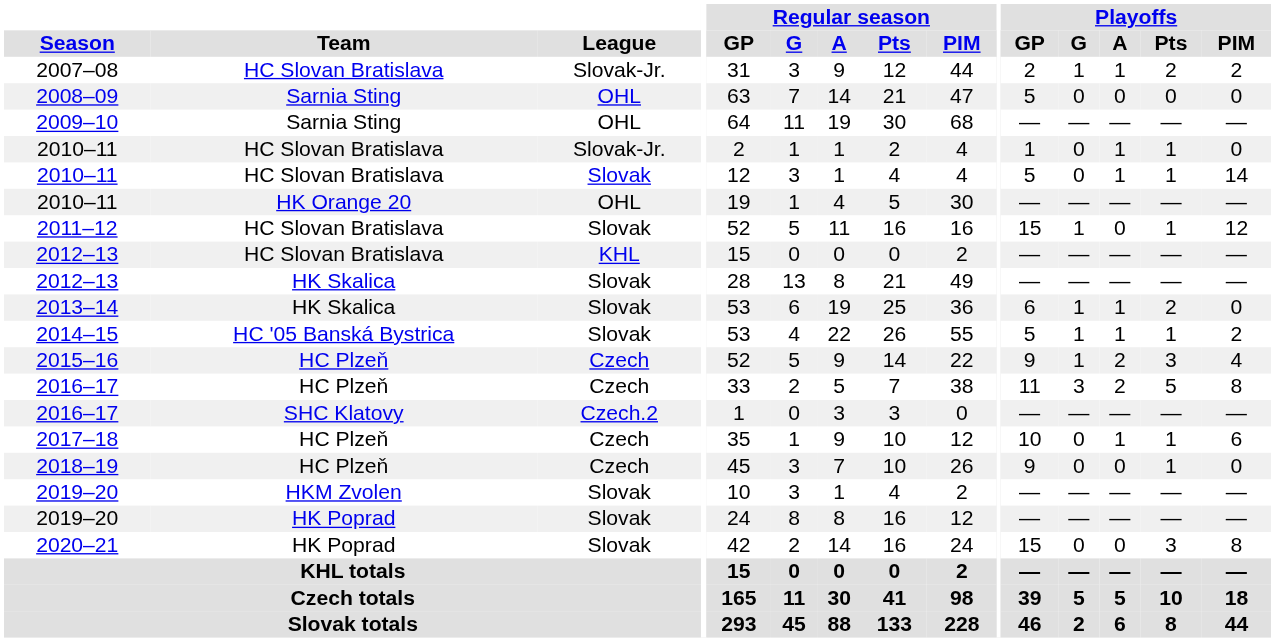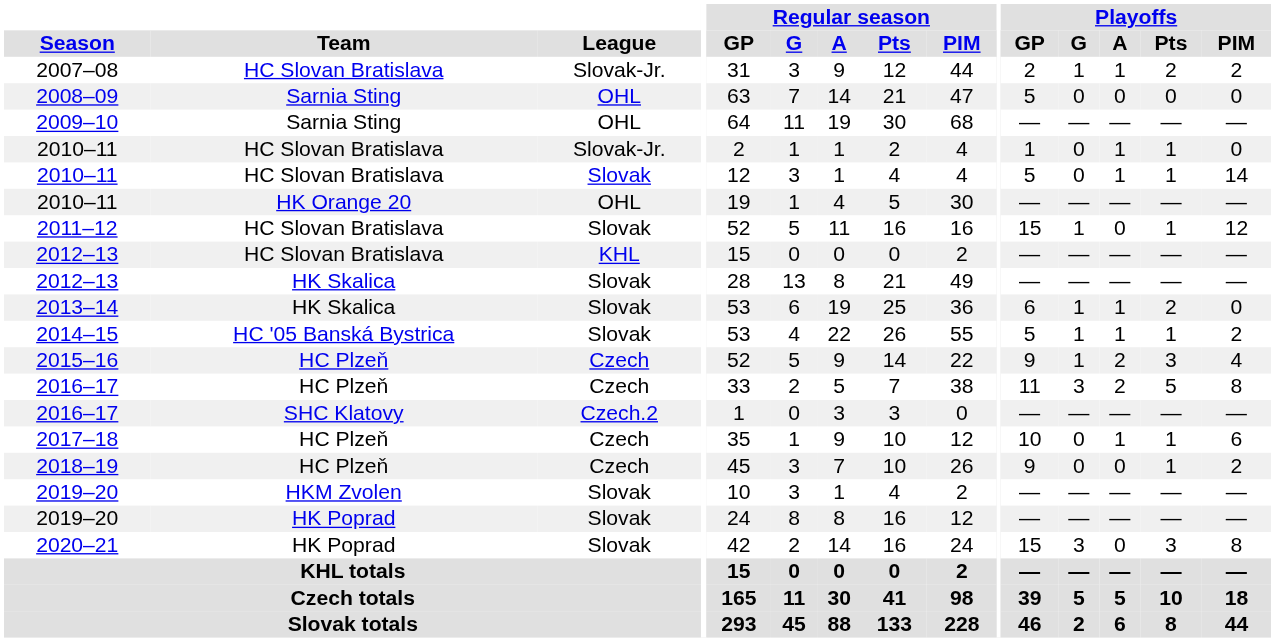(1236, 465) 0 -> (1236, 465) 2
(1079, 545) 0 -> (1079, 545) 3
